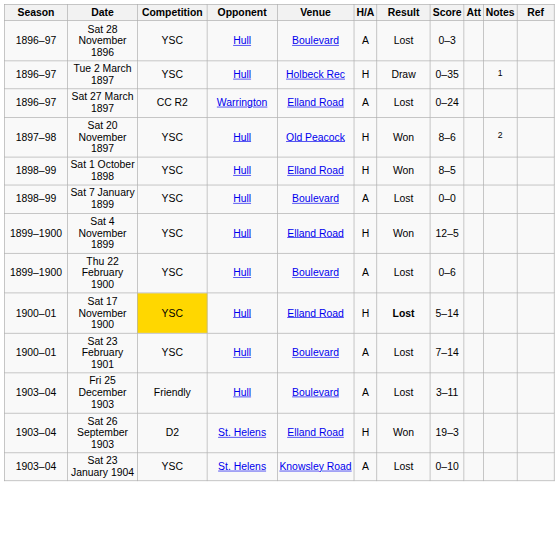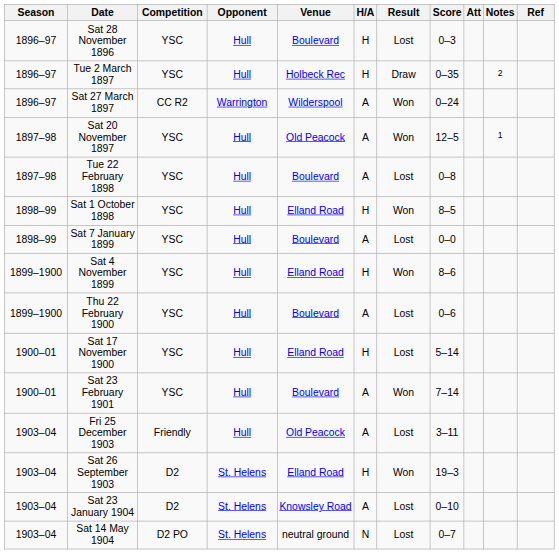(365, 40) A -> (365, 40) H
(500, 72) 1 -> (500, 72) 2
(316, 103) Elland Road -> (316, 103) Wilderspool
(404, 103) Lost -> (404, 103) Won
(365, 137) H -> (365, 137) A
(447, 137) 8–6 -> (447, 137) 12–5
(500, 135) 2 -> (500, 135) 1
+ row: (103, 177)
(447, 233) 12–5 -> (447, 273) 8–6
(172, 313) gold background -> (172, 353) no background
(404, 313) bold -> (404, 353) normal
(404, 353) Lost -> (404, 393) Won
(316, 393) Boulevard -> (316, 432) Old Peacock
(172, 467) YSC -> (172, 506) D2
+ row: (103, 535)
